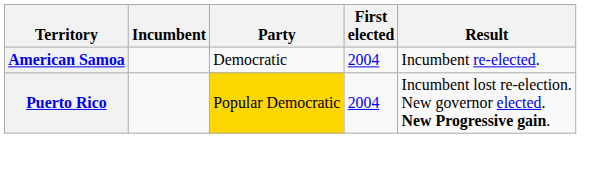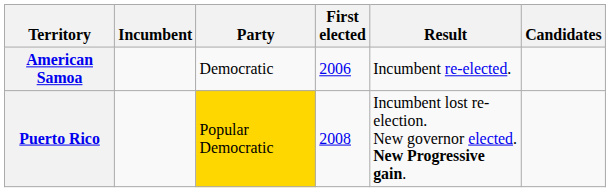+ column: (563, 34)
(364, 60) 2004 -> (335, 68) 2006
(364, 102) 2004 -> (335, 138) 2008
